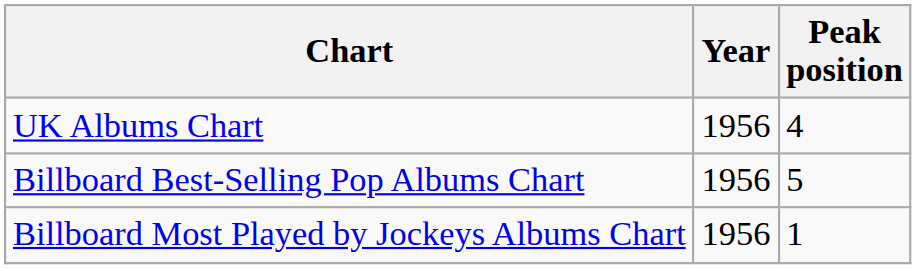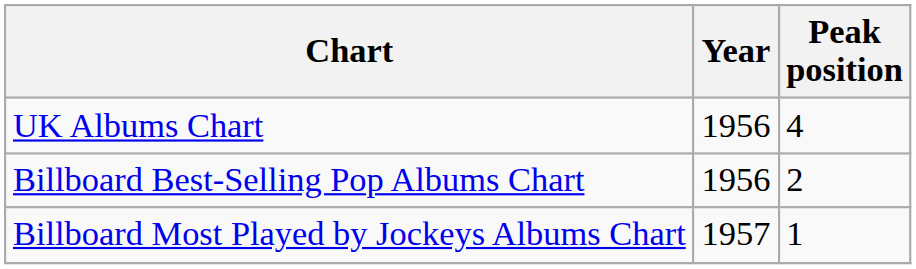(795, 179) 5 -> (795, 179) 2
(736, 234) 1956 -> (736, 234) 1957
